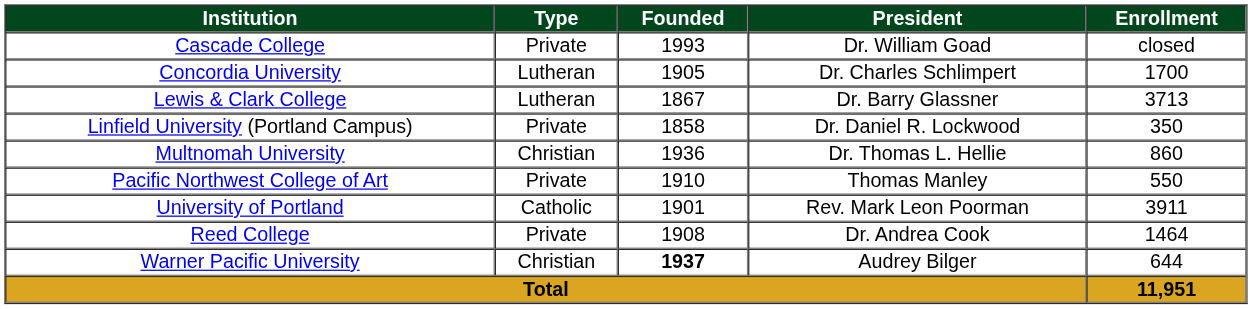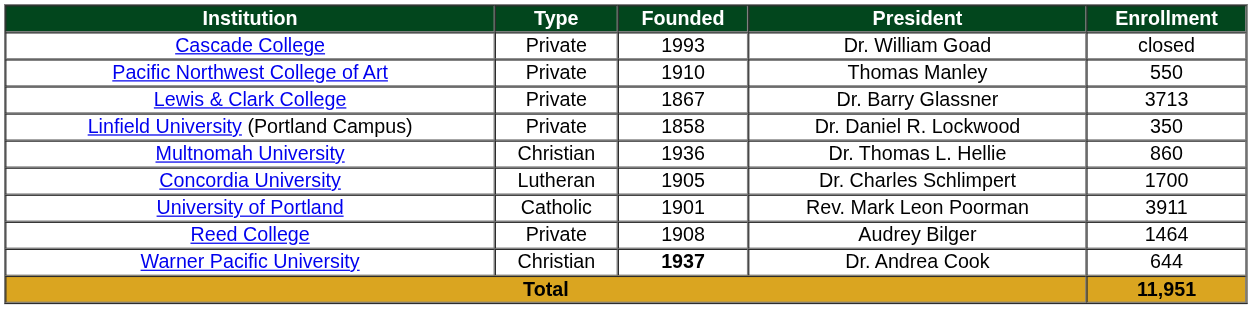rows swapped: (250, 72) <-> (250, 181)
(556, 99) Lutheran -> (556, 99) Private
(917, 235) Dr. Andrea Cook -> (917, 235) Audrey Bilger
(917, 262) Audrey Bilger -> (917, 262) Dr. Andrea Cook
